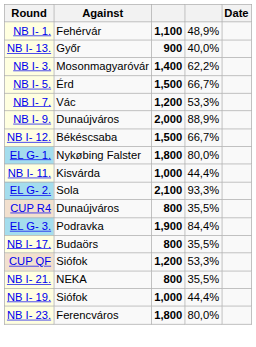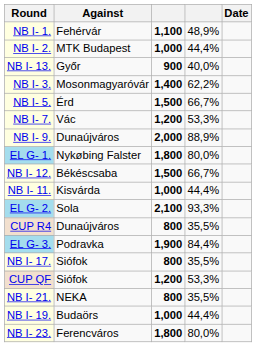+ row: (32, 48)
rows swapped: (30, 155) <-> (29, 137)
(77, 244) Budaörs -> (72, 262) Siófok
(72, 297) Siófok -> (77, 315) Budaörs
